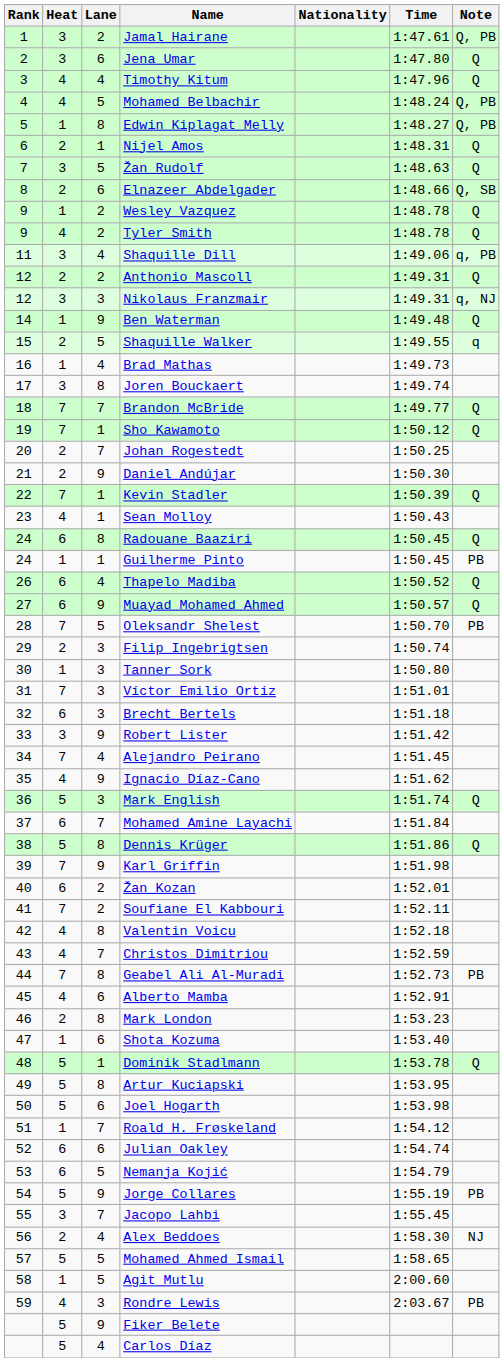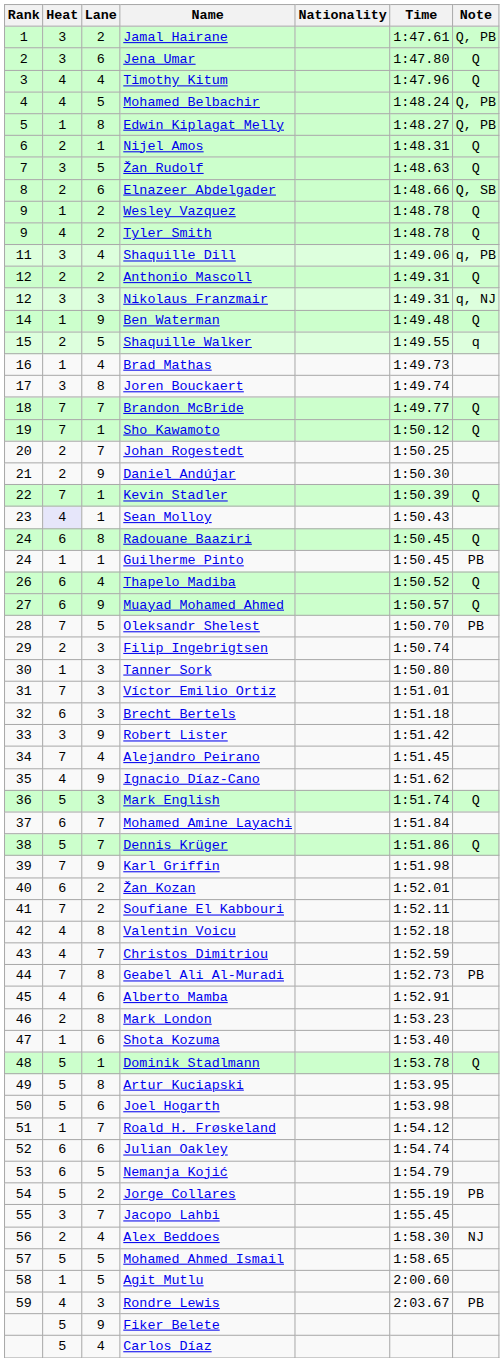(62, 517) no background -> (62, 517) lavender background
(101, 845) 8 -> (101, 845) 7
(101, 1194) 9 -> (101, 1194) 2
